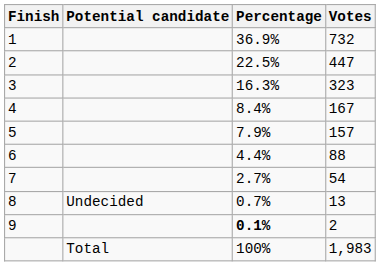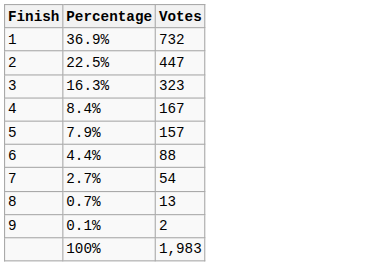- column: (148, 16)
(253, 226) bold -> (83, 226) normal
